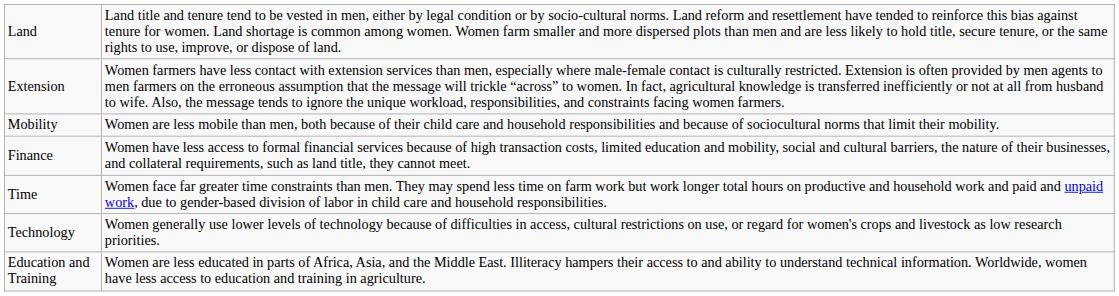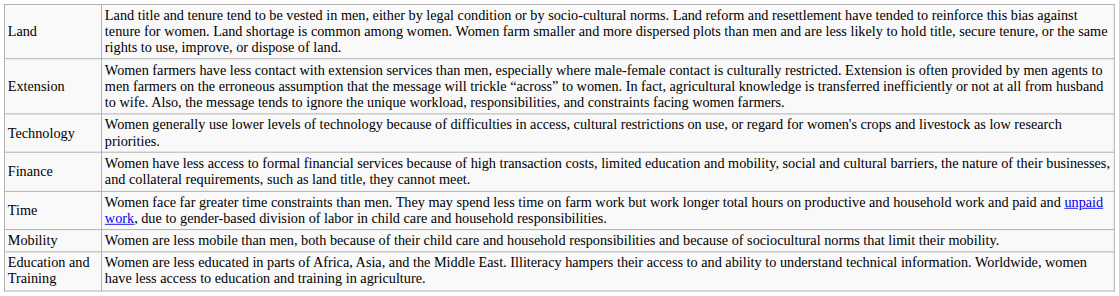rows swapped: (41, 232) <-> (33, 125)
